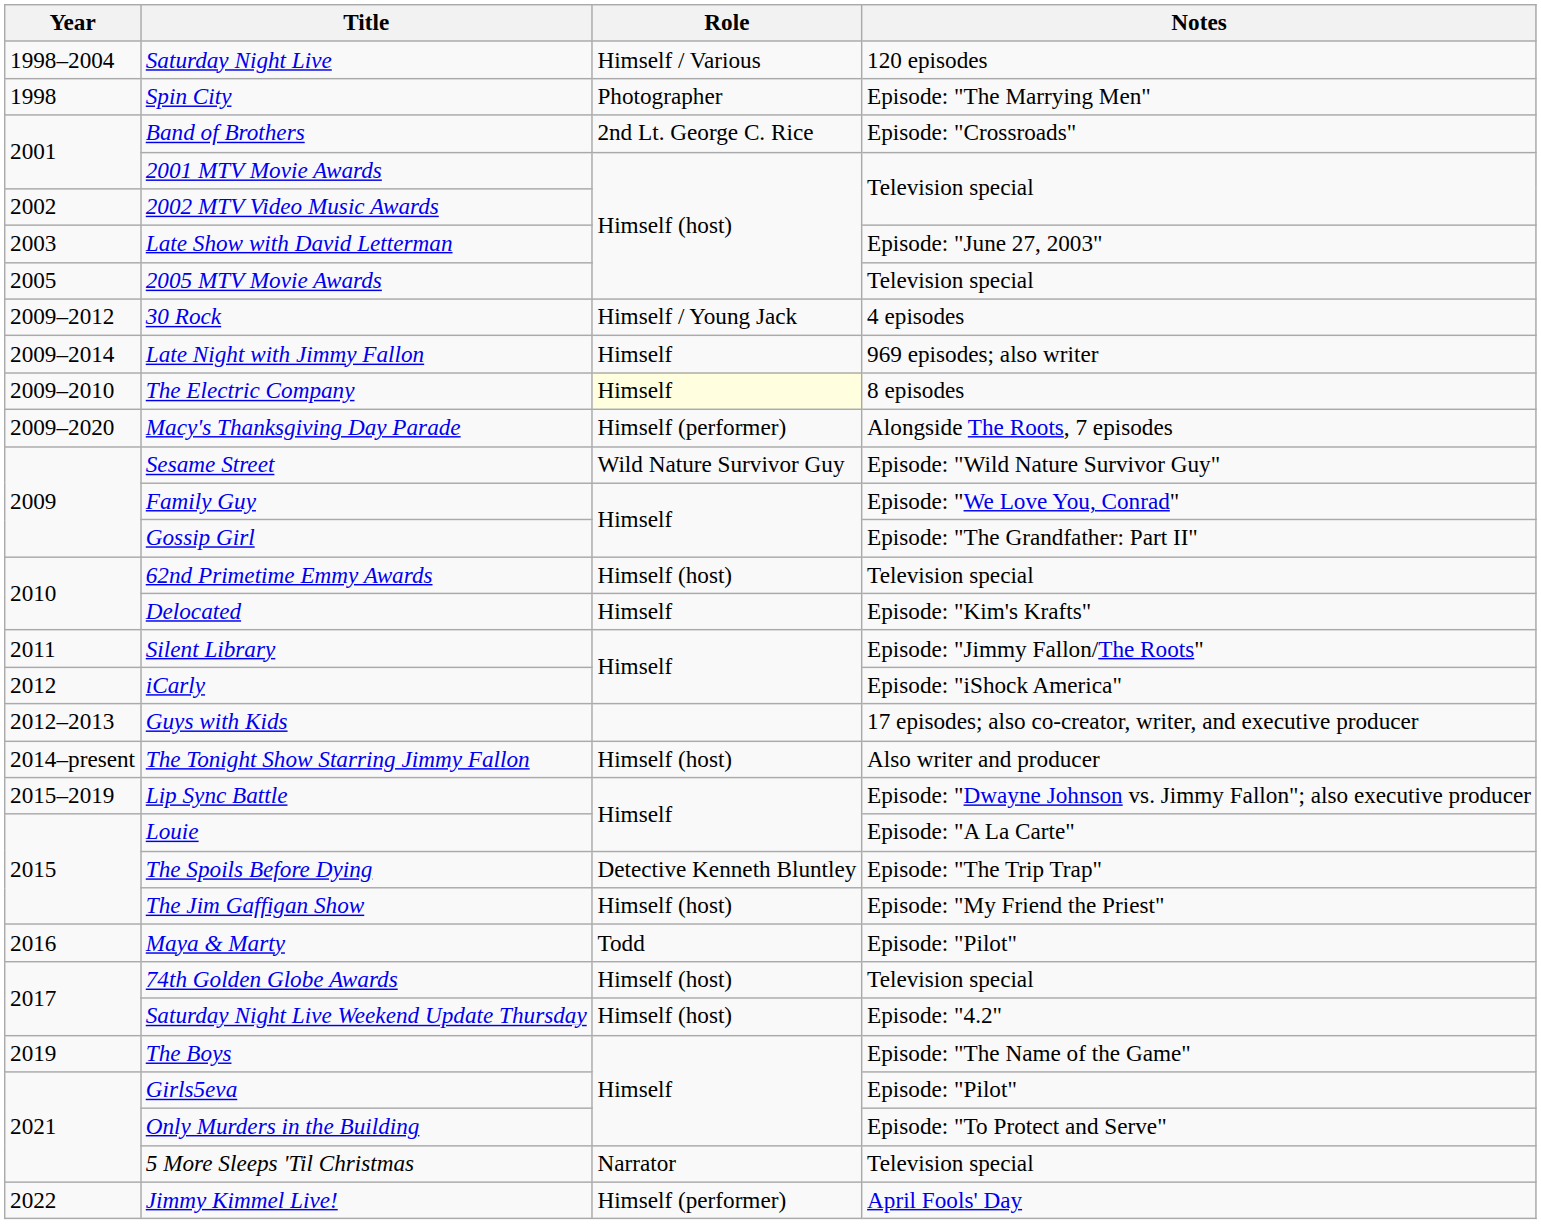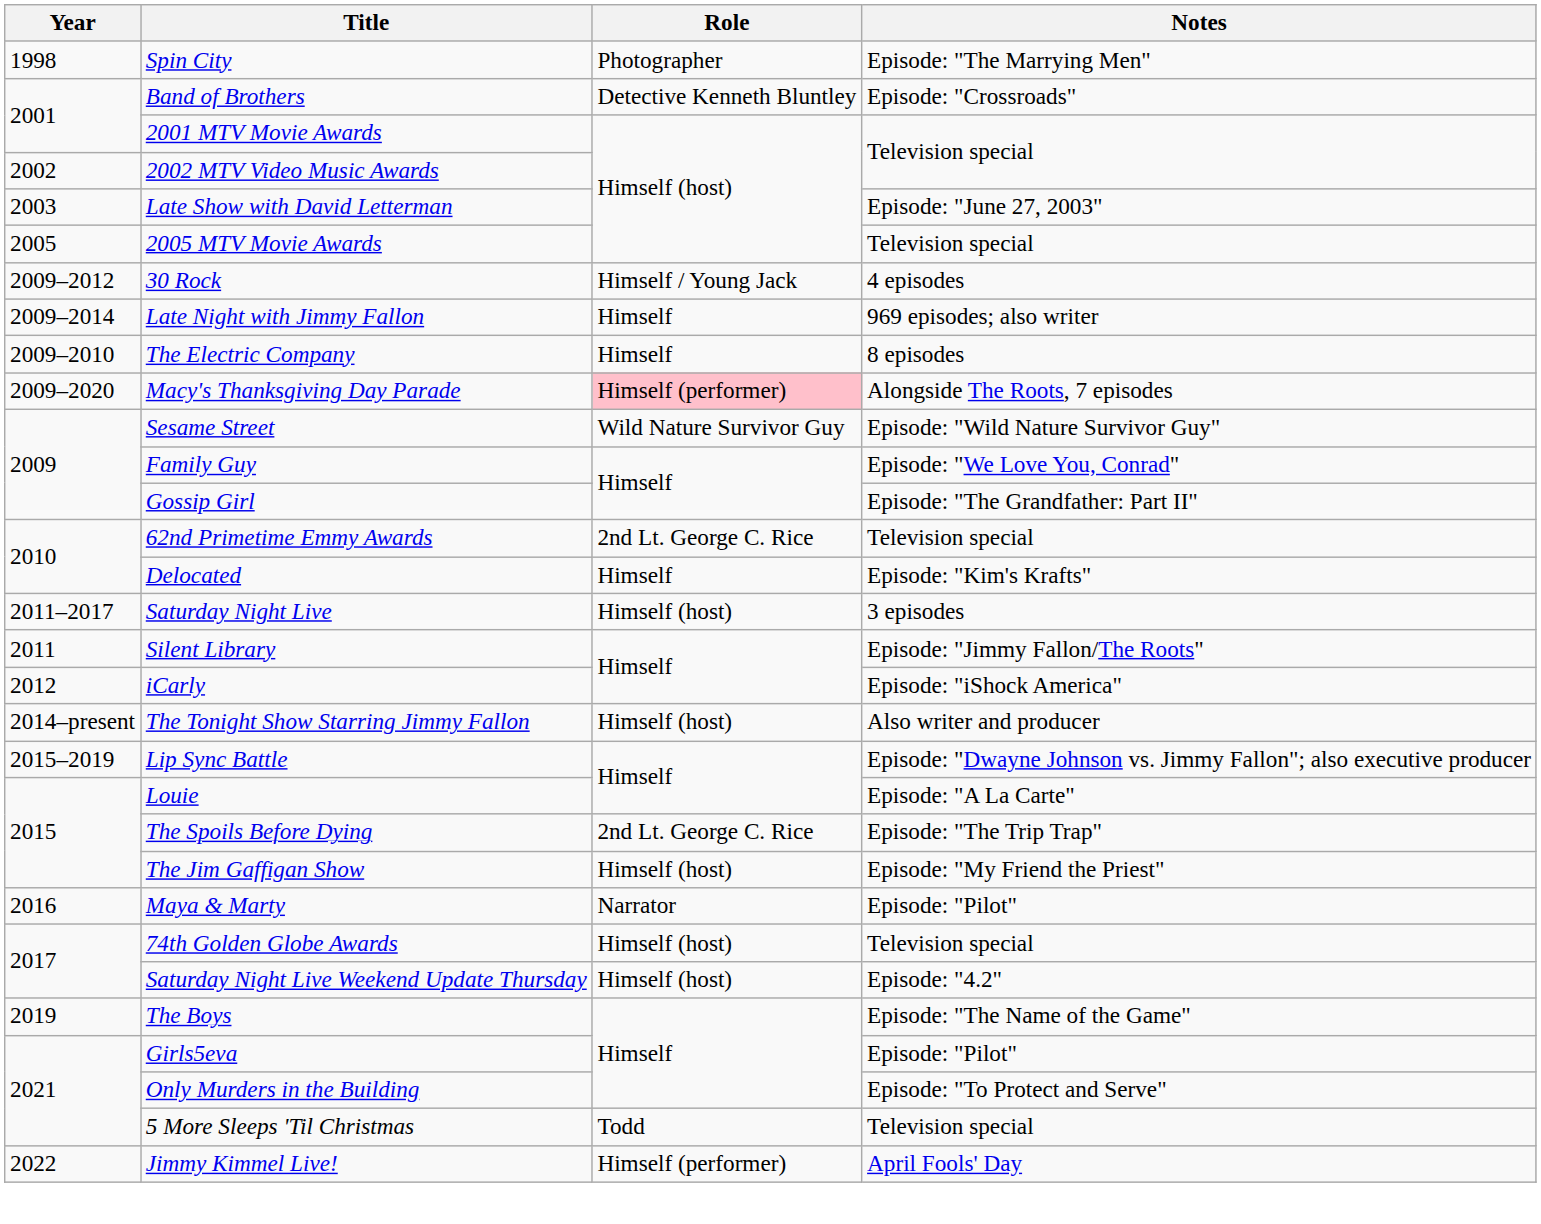- row: (239, 59)
(705, 133) 2nd Lt. George C. Rice -> (727, 96) Detective Kenneth Bluntley
(635, 390) lightyellow background -> (635, 354) no background
(692, 427) no background -> (692, 390) pink background
(665, 574) Himself (host) -> (705, 538) 2nd Lt. George C. Rice
+ row: (239, 611)
- row: (217, 721)
(727, 869) Detective Kenneth Bluntley -> (705, 832) 2nd Lt. George C. Rice
(621, 942) Todd -> (637, 905) Narrator
(637, 1163) Narrator -> (621, 1126) Todd
